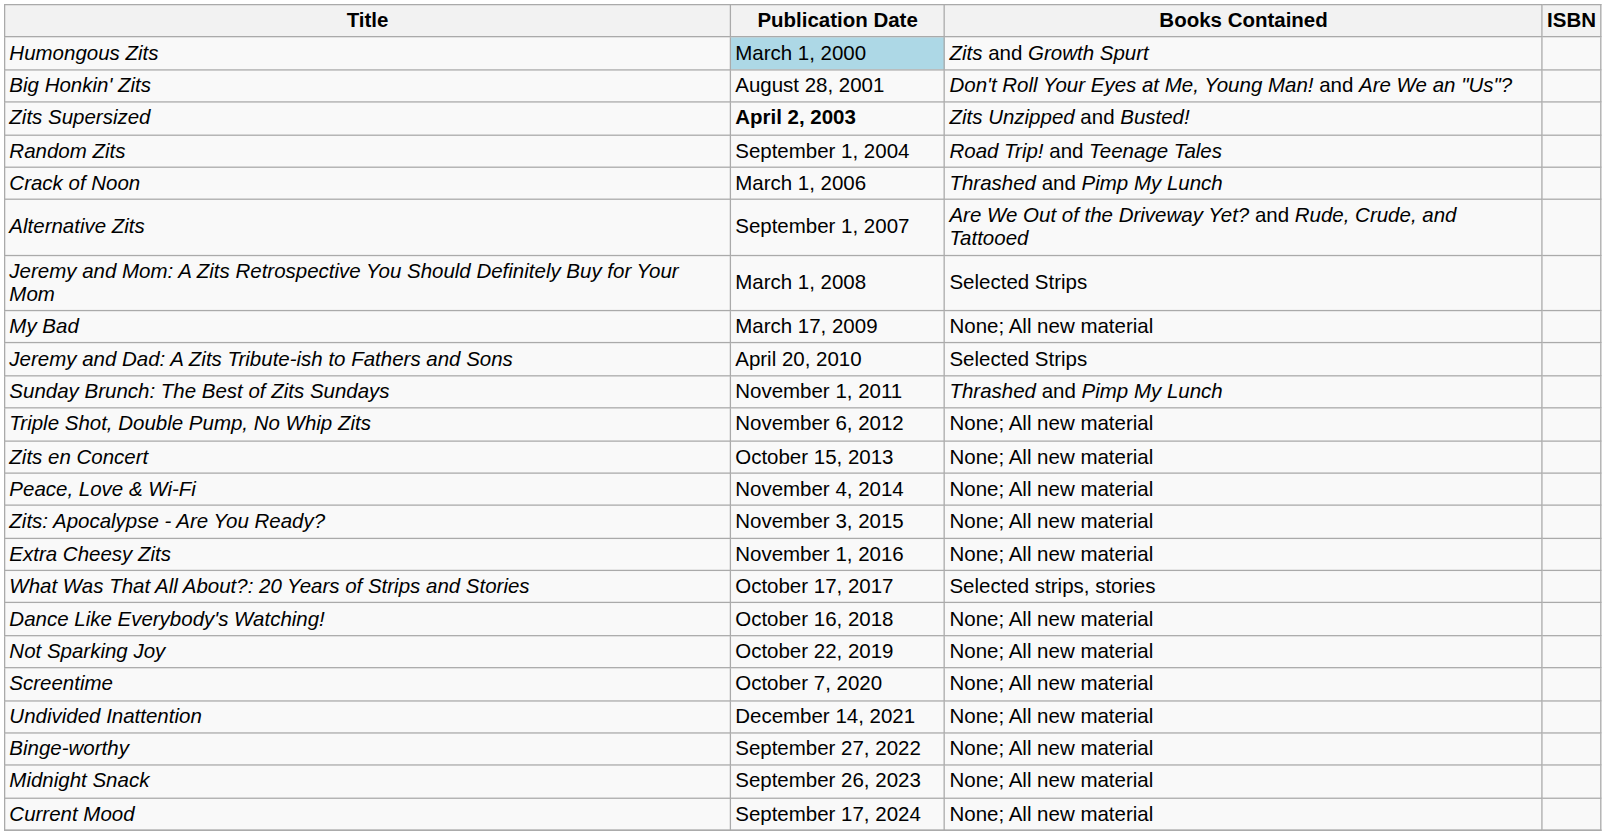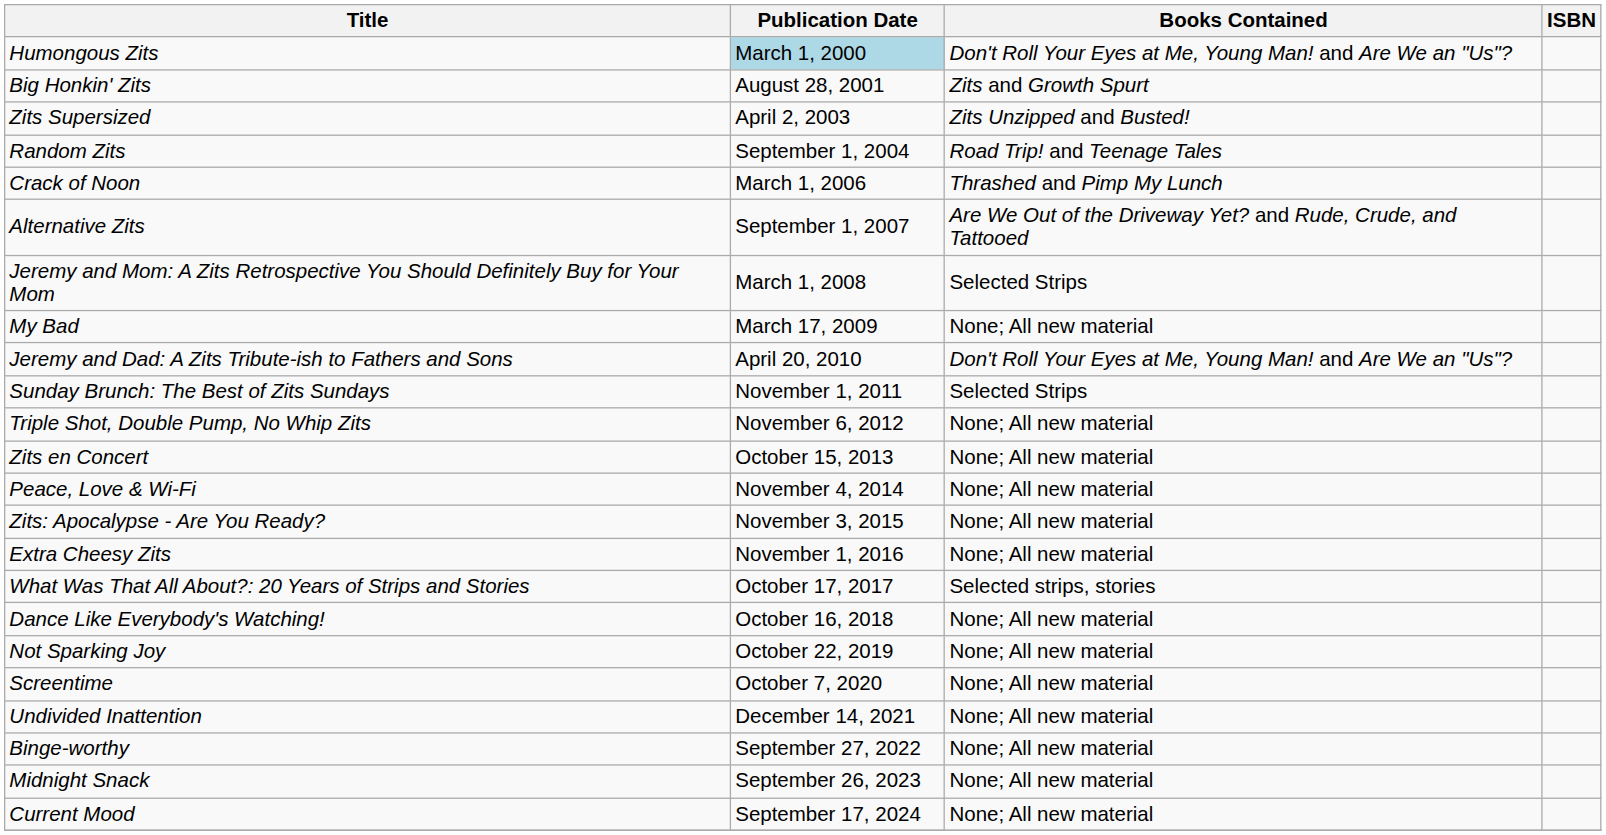(1049, 53) Zits and Growth Spurt -> (1231, 53) Don't Roll Your Eyes at Me, Young Man! and Are We an "Us"?
(1231, 85) Don't Roll Your Eyes at Me, Young Man! and Are We an "Us"? -> (1049, 85) Zits and Growth Spurt
(796, 118) bold -> (793, 118) normal
(1018, 359) Selected Strips -> (1231, 359) Don't Roll Your Eyes at Me, Young Man! and Are We an "Us"?
(1086, 391) Thrashed and Pimp My Lunch -> (1018, 391) Selected Strips
